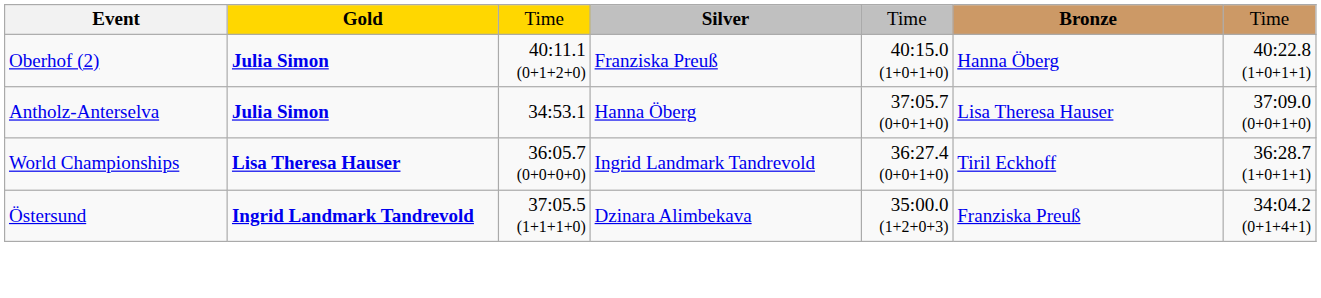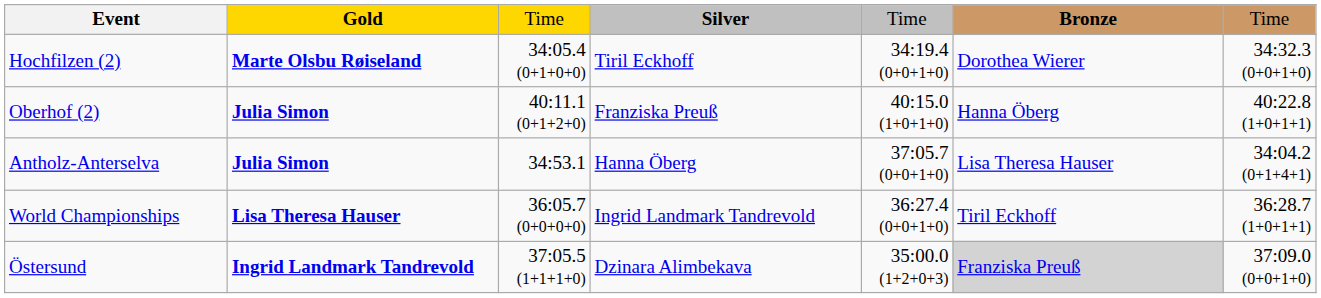+ row: (65, 60)
(1277, 112) 37:09.0 (0+0+1+0) -> (1277, 163) 34:04.2 (0+1+4+1)
(1019, 215) no background -> (1019, 266) lightgrey background
(1277, 215) 34:04.2 (0+1+4+1) -> (1277, 266) 37:09.0 (0+0+1+0)
